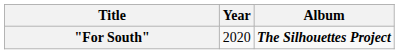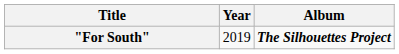(237, 37) 2020 -> (237, 37) 2019
